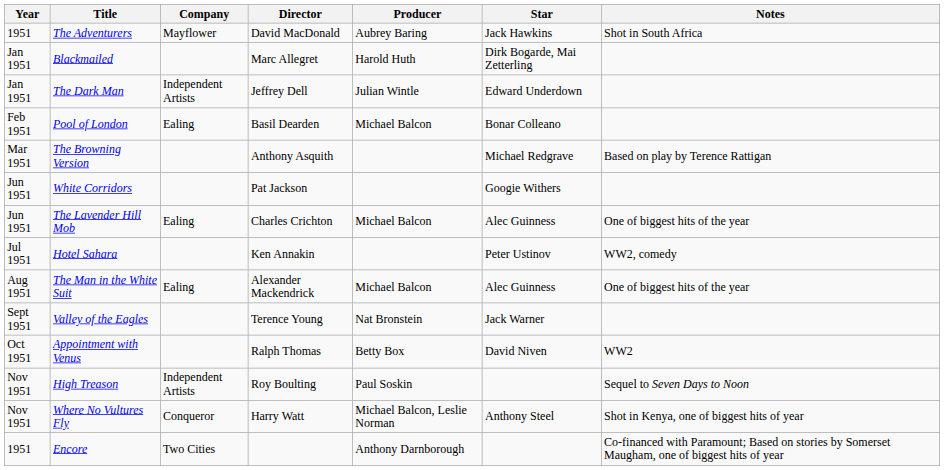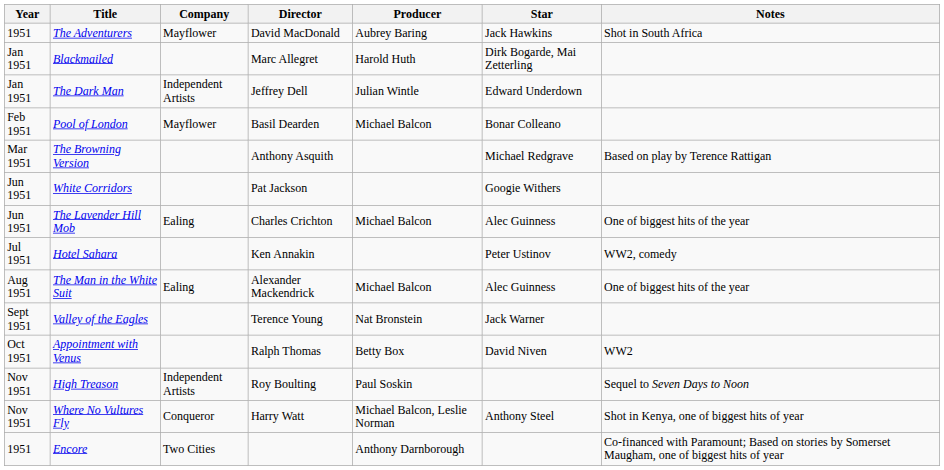(179, 123) Ealing -> (190, 123) Mayflower
